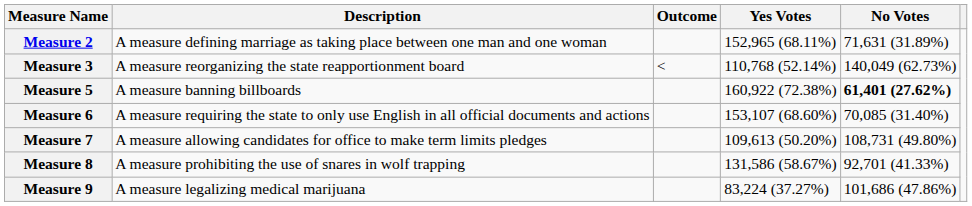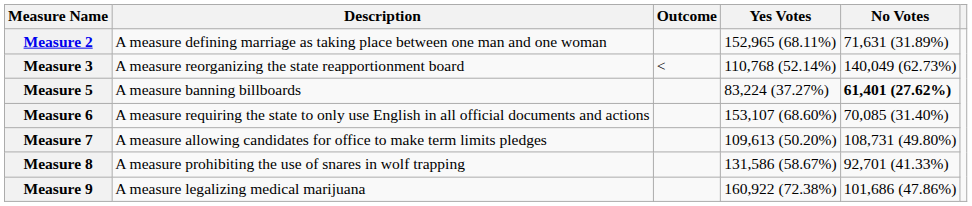(780, 90) 160,922 (72.38%) -> (777, 90) 83,224 (37.27%)
(777, 189) 83,224 (37.27%) -> (780, 189) 160,922 (72.38%)
